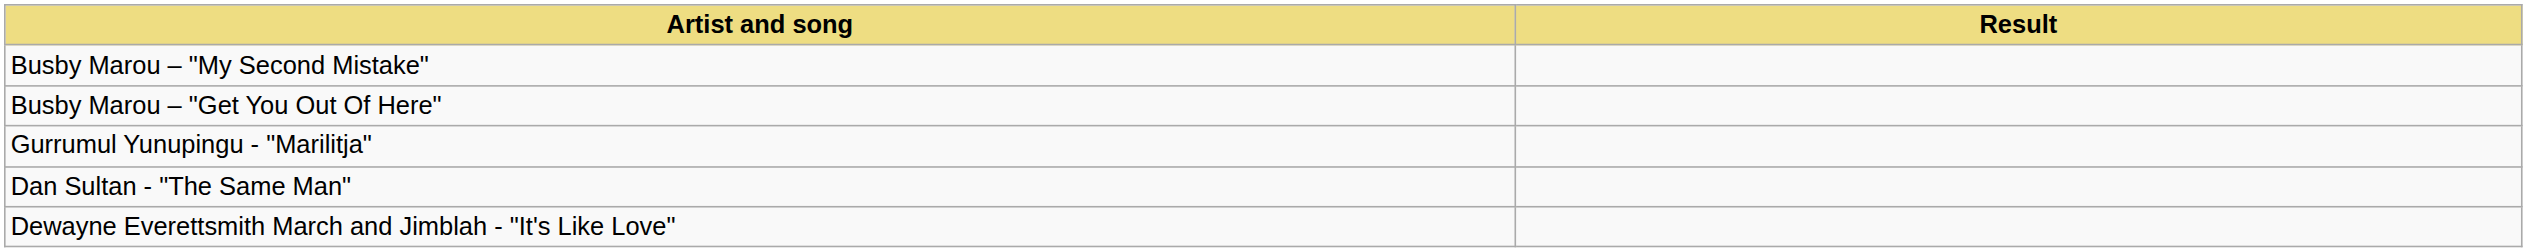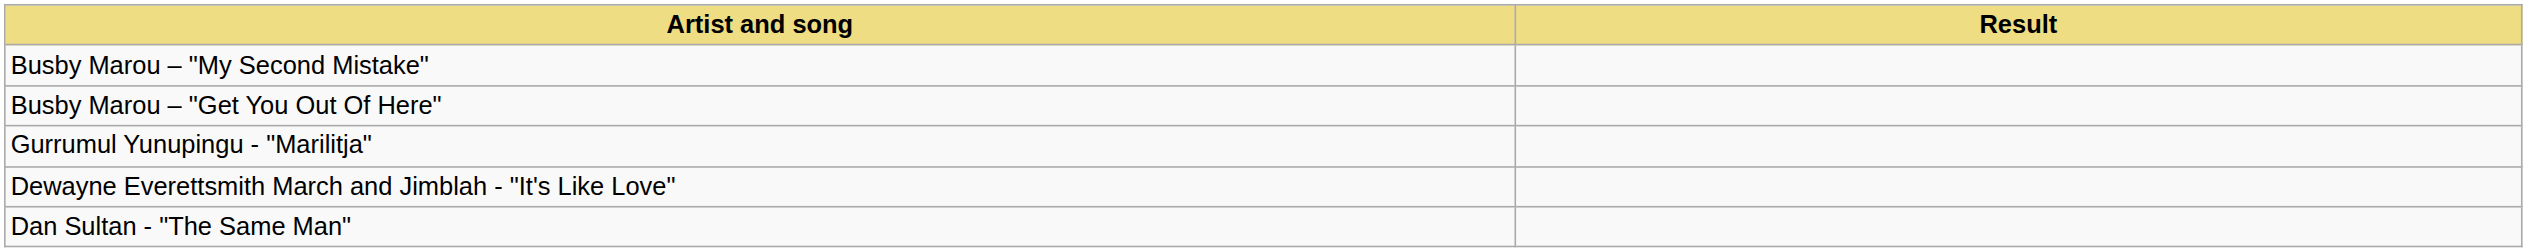rows swapped: (343, 226) <-> (181, 186)
